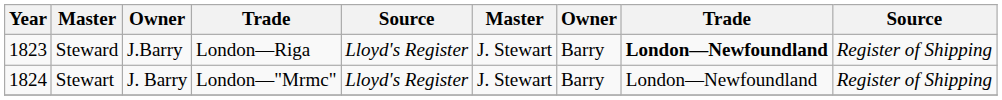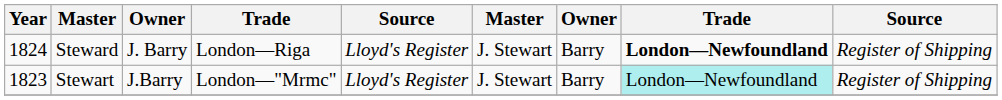(28, 49) 1823 -> (28, 49) 1824
(155, 49) J.Barry -> (157, 49) J. Barry
(28, 79) 1824 -> (28, 79) 1823
(157, 79) J. Barry -> (155, 79) J.Barry
(721, 79) no background -> (721, 79) paleturquoise background
